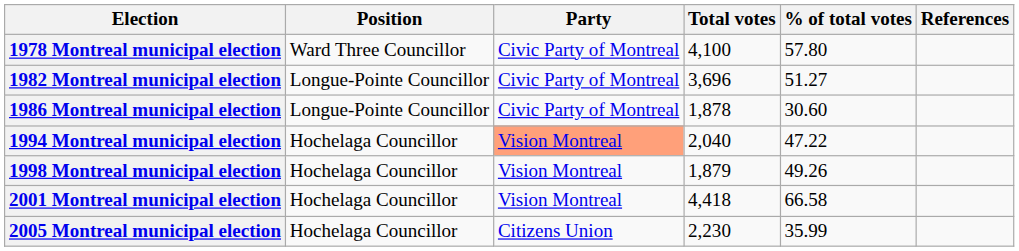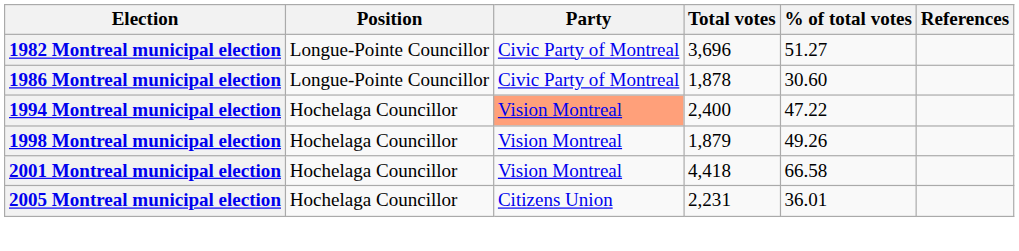- row: (145, 49)
(709, 140) 2,040 -> (709, 110) 2,400
(709, 230) 2,230 -> (709, 200) 2,231
(806, 230) 35.99 -> (806, 200) 36.01
